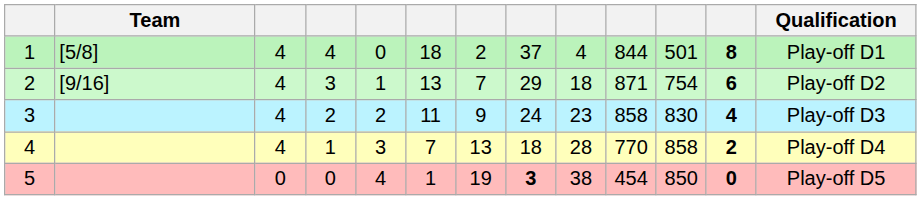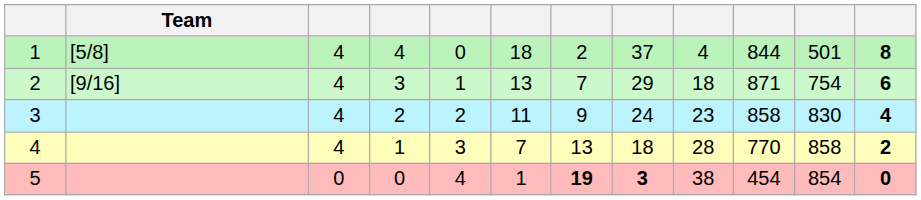- column: (836, 20)
(481, 178) normal -> (582, 178) bold
(681, 178) 850 -> (825, 178) 854
